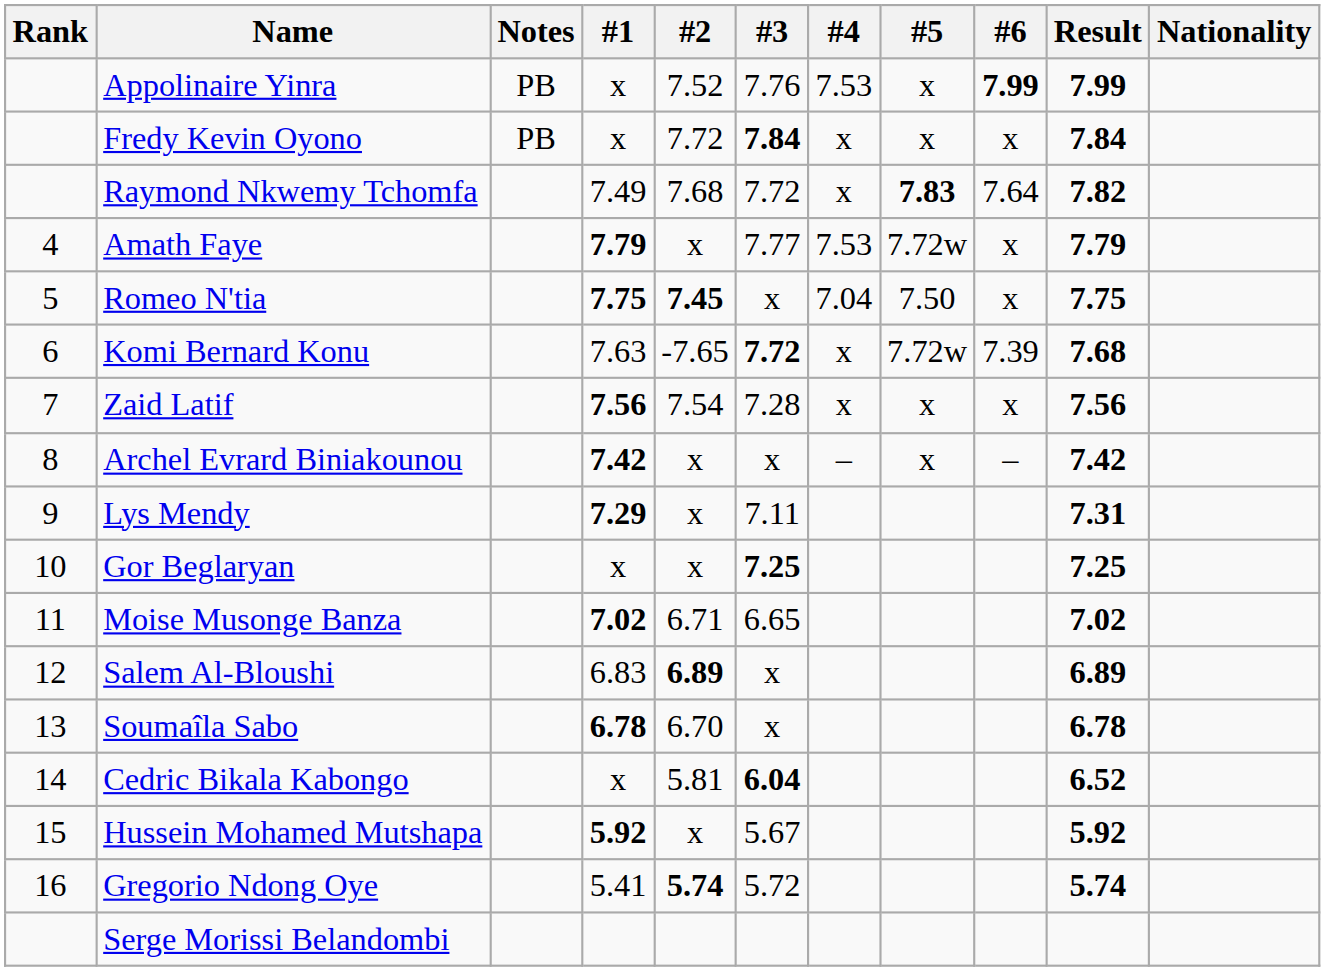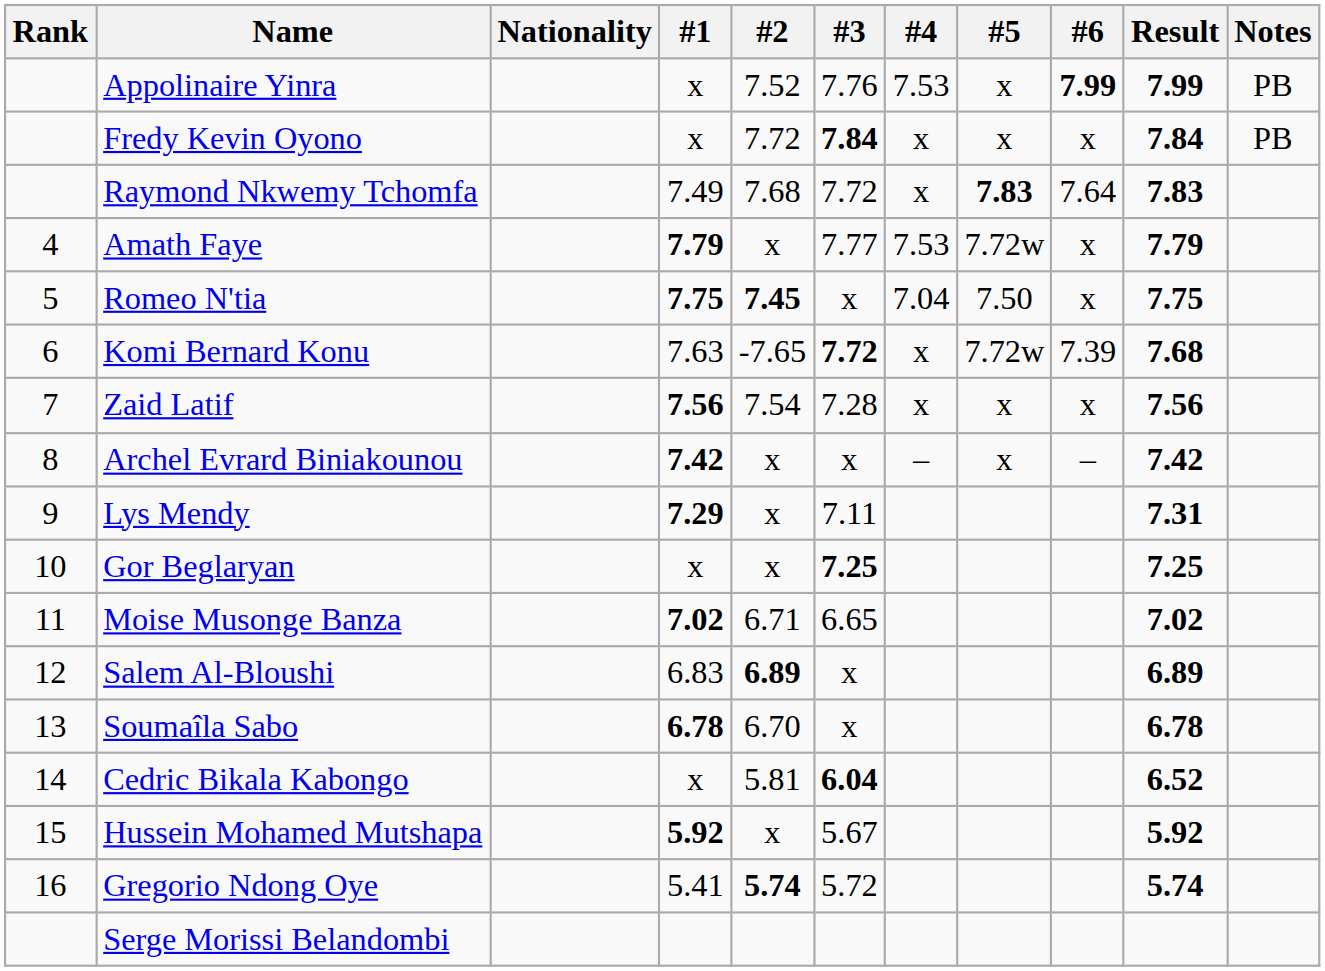columns swapped: (1234, 31) <-> (536, 31)
(1098, 191) 7.82 -> (1175, 191) 7.83
